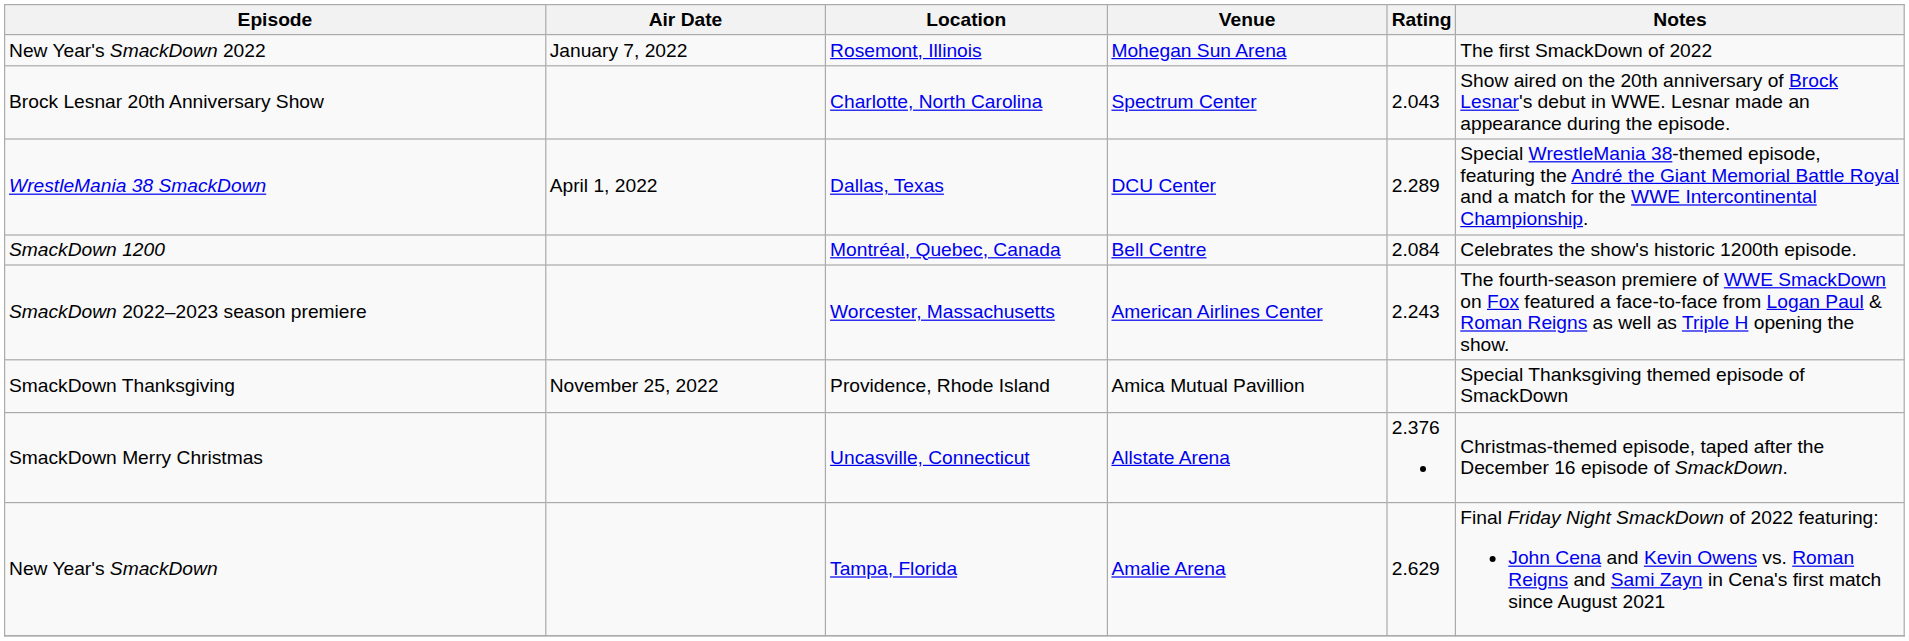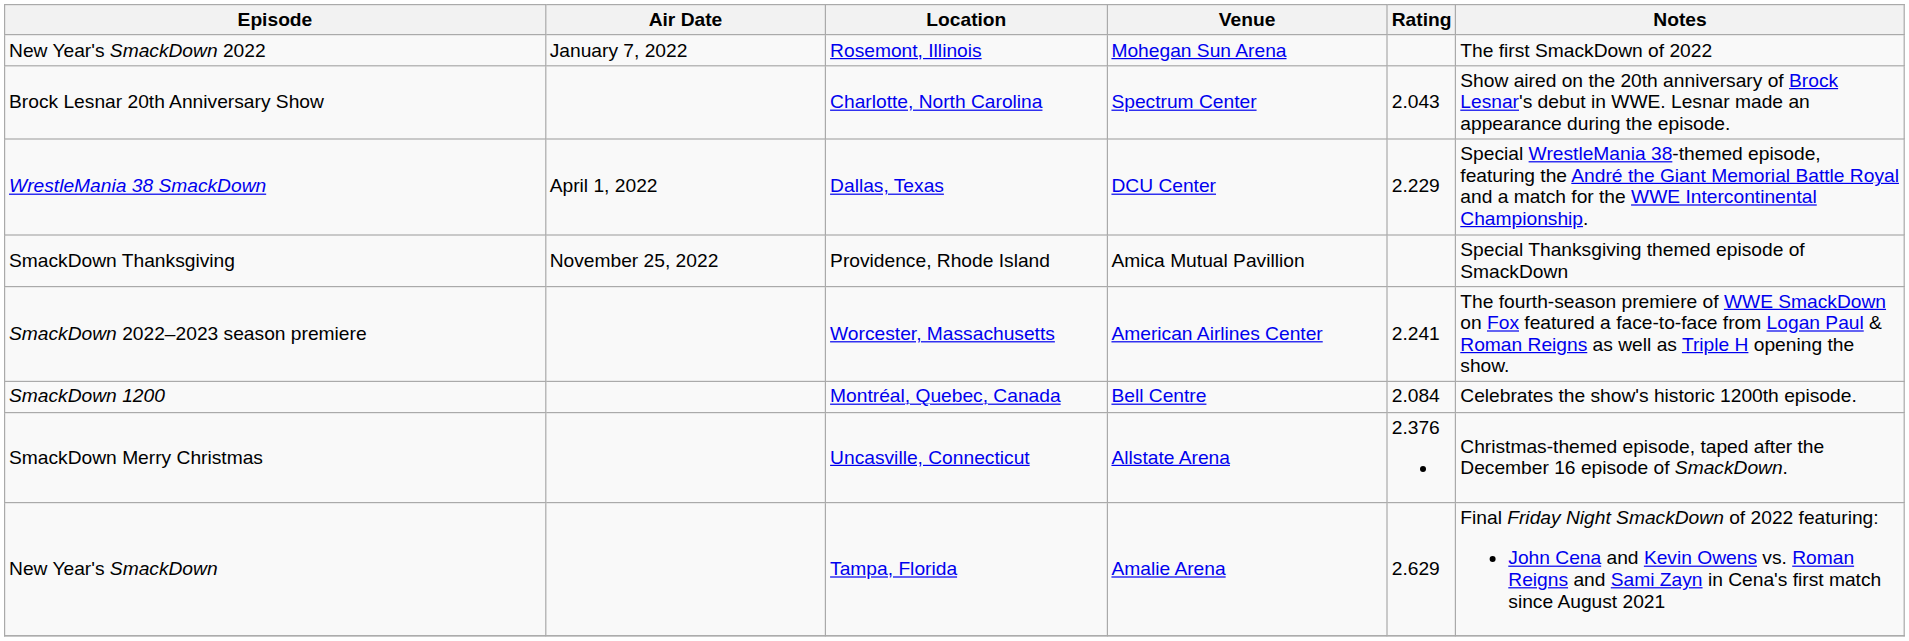(1416, 186) 2.289 -> (1416, 186) 2.229
rows swapped: (87, 249) <-> (122, 386)
(1416, 312) 2.243 -> (1416, 333) 2.241
